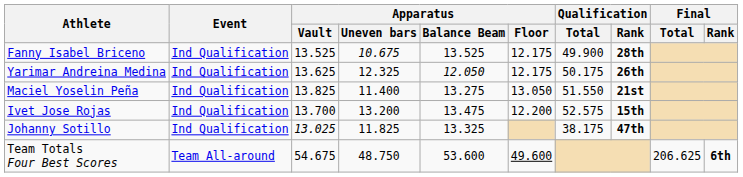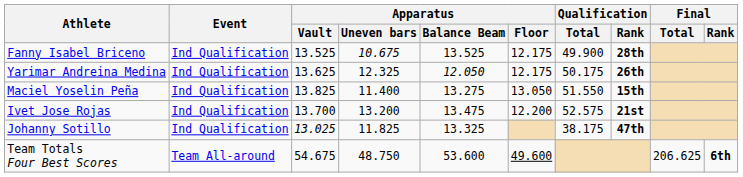(630, 91) 21st -> (630, 91) 15th
(630, 110) 15th -> (630, 110) 21st
